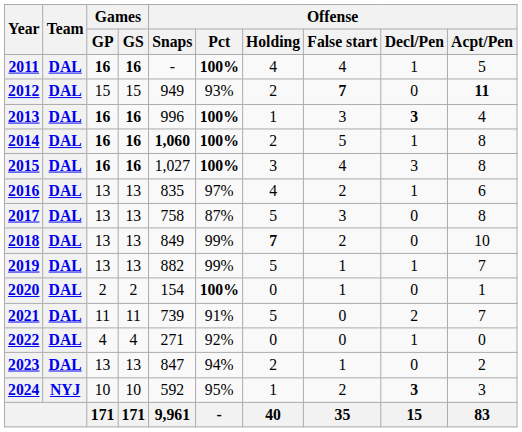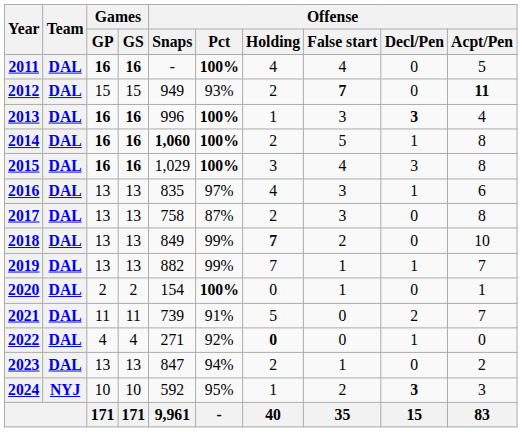(414, 66) 1 -> (414, 66) 0
(172, 166) 1,027 -> (172, 166) 1,029
(342, 191) 2 -> (342, 191) 3
(273, 215) 5 -> (273, 215) 2
(273, 265) 5 -> (273, 265) 7
(273, 340) normal -> (273, 340) bold
